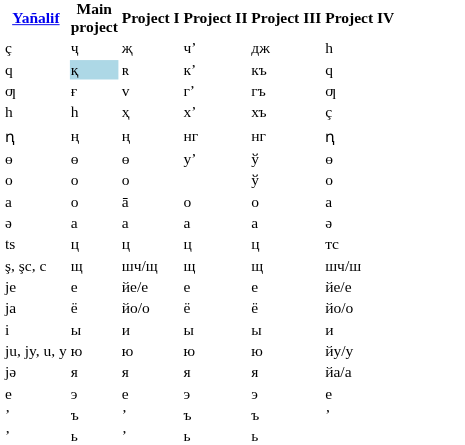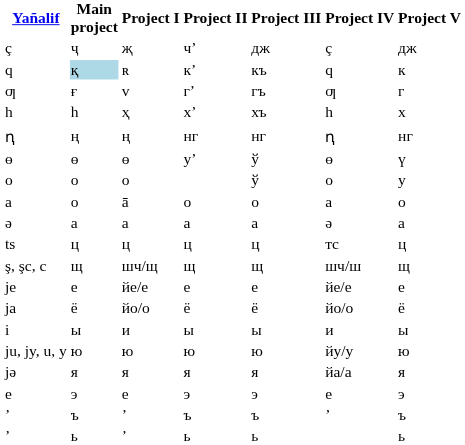+ column: (430, 18)
(329, 48) h -> (329, 48) ç
(329, 112) ç -> (329, 112) h
